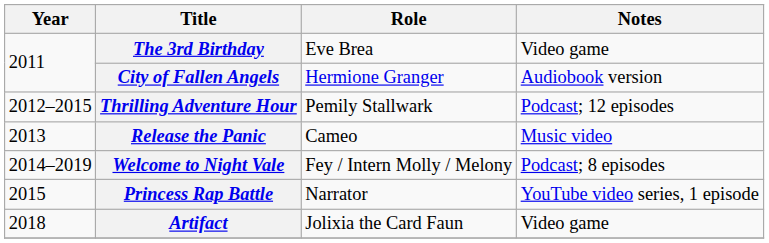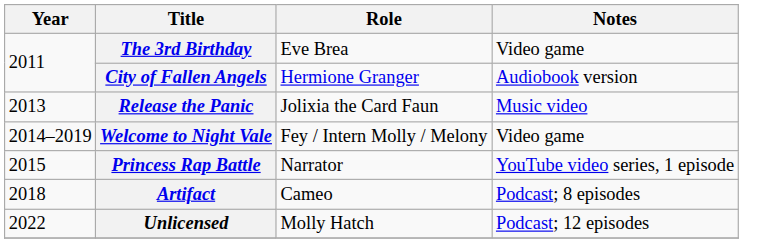- row: (198, 106)
(331, 135) Cameo -> (359, 106) Jolixia the Card Faun
(593, 164) Podcast; 8 episodes -> (540, 135) Video game
(384, 223) Jolixia the Card Faun -> (307, 194) Cameo
(565, 223) Video game -> (568, 194) Podcast; 8 episodes
+ row: (186, 223)
